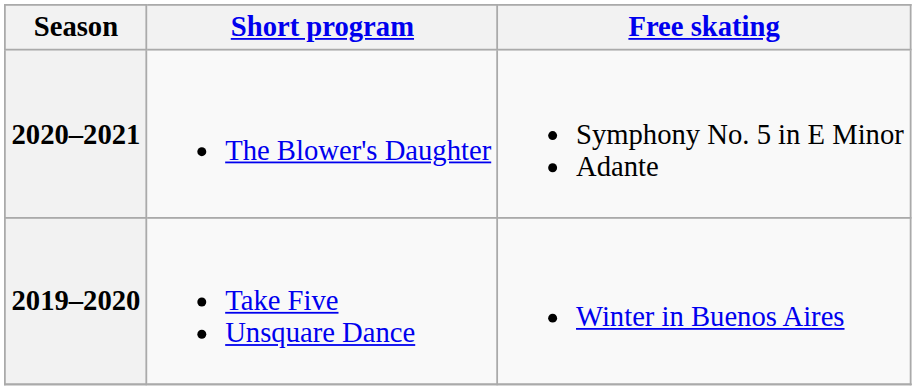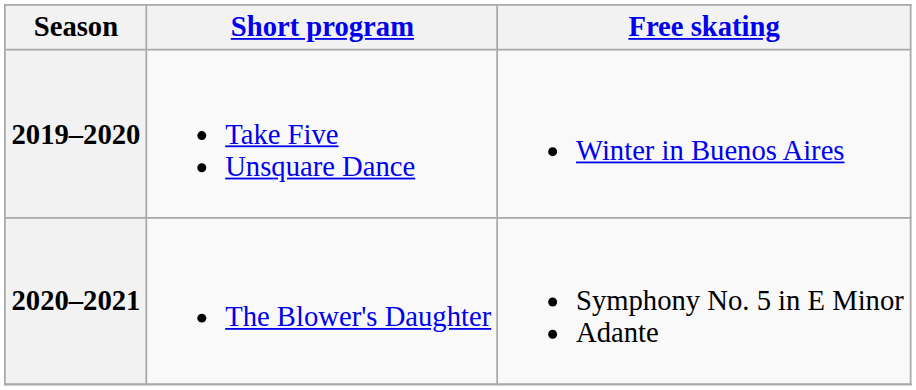rows swapped: (76, 133) <-> (76, 300)
